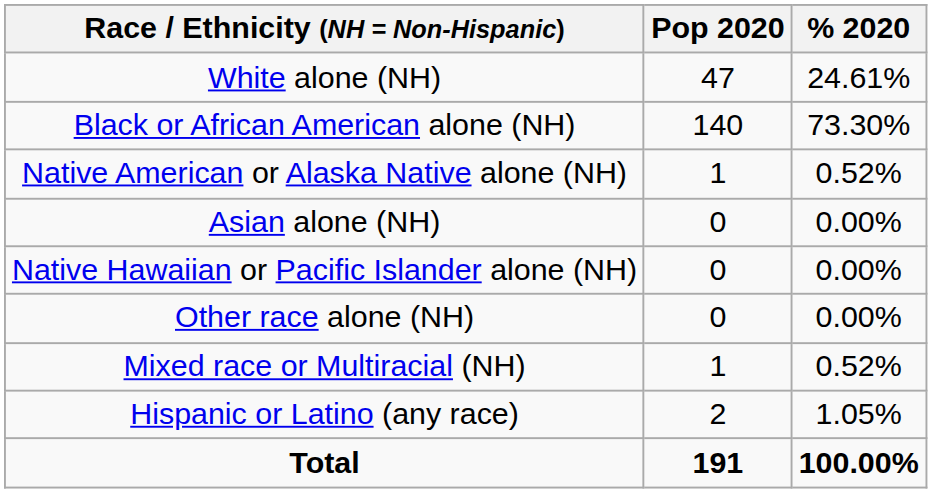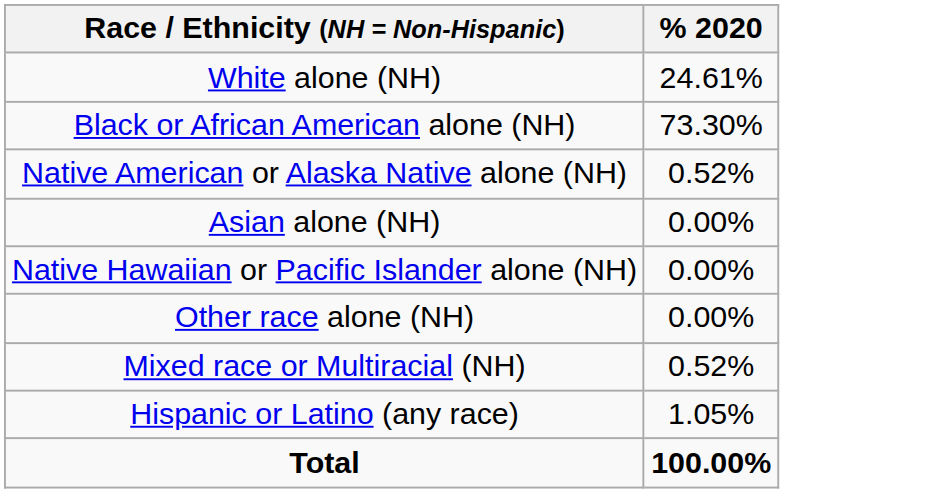- column: (718, 28)
